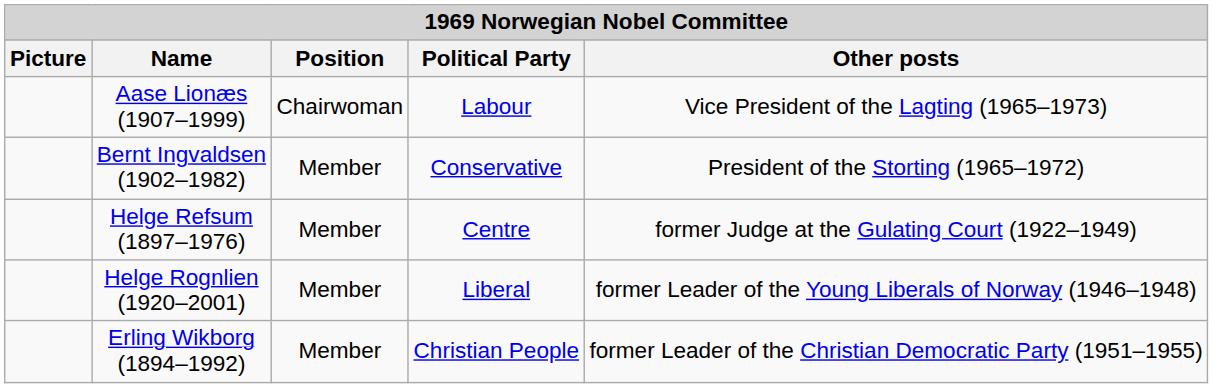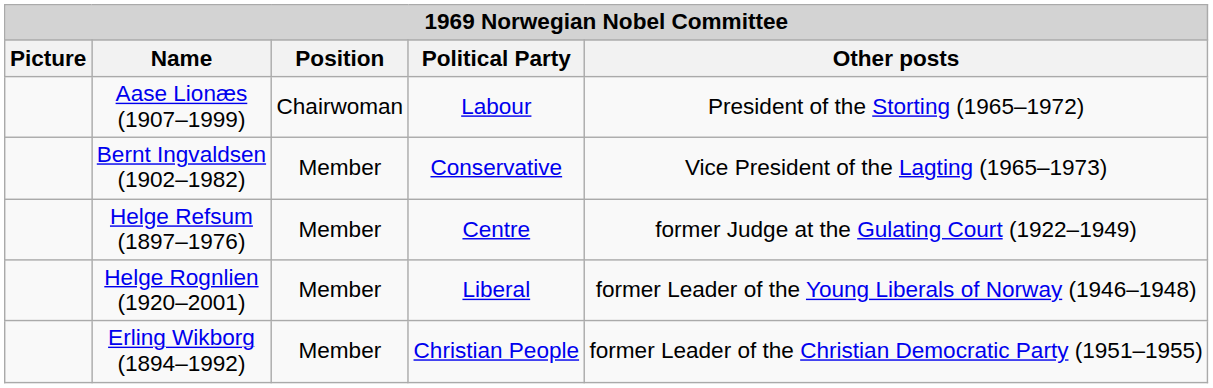(896, 106) Vice President of the Lagting (1965–1973) -> (896, 106) President of the Storting (1965–1972)
(896, 167) President of the Storting (1965–1972) -> (896, 167) Vice President of the Lagting (1965–1973)
